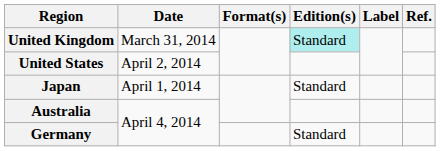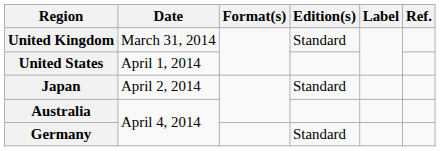(319, 39) paleturquoise background -> (319, 39) no background
(161, 63) April 2, 2014 -> (161, 63) April 1, 2014
(161, 87) April 1, 2014 -> (161, 87) April 2, 2014
